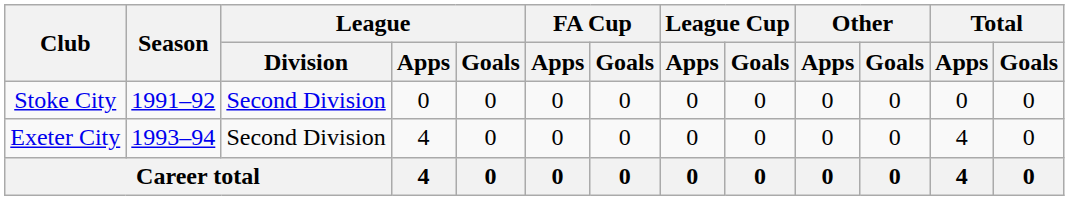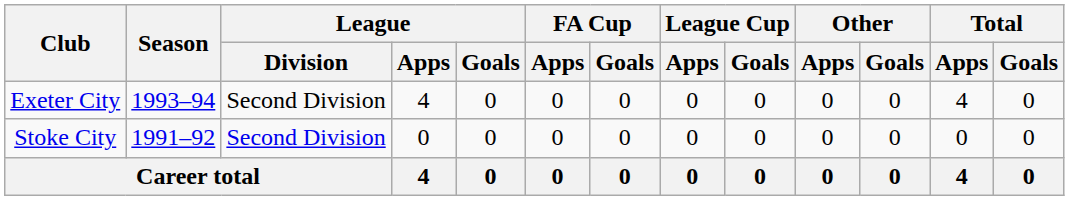rows swapped: (65, 99) <-> (65, 137)
